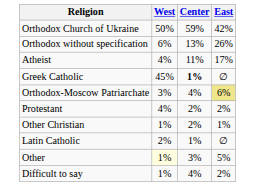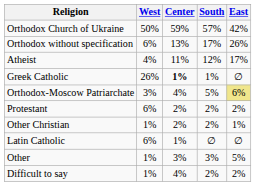+ column: (212, 12)
(165, 76) 45% -> (150, 76) 26%
(165, 109) 4% -> (150, 109) 6%
(165, 141) 2% -> (150, 141) 6%
(165, 157) lightyellow background -> (150, 157) no background
